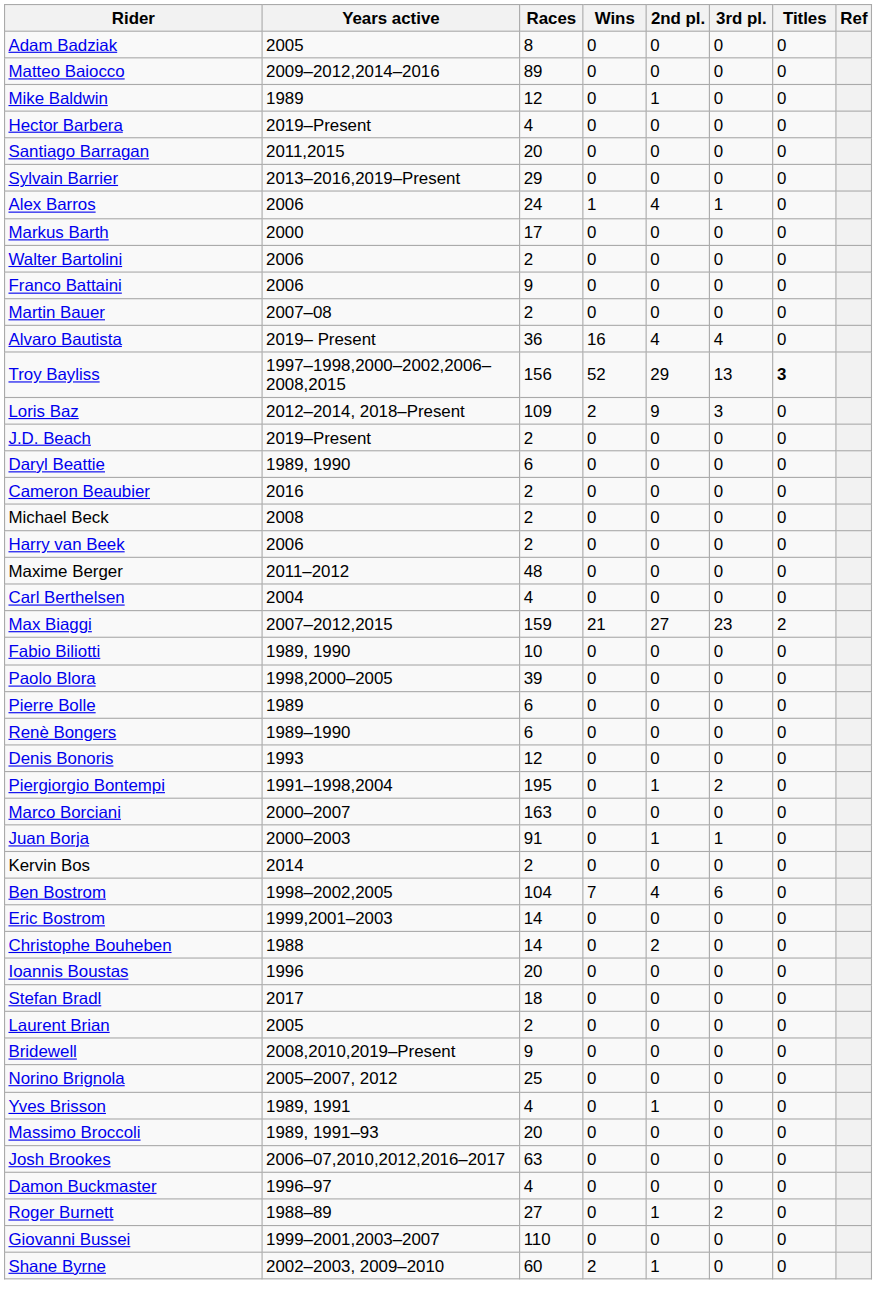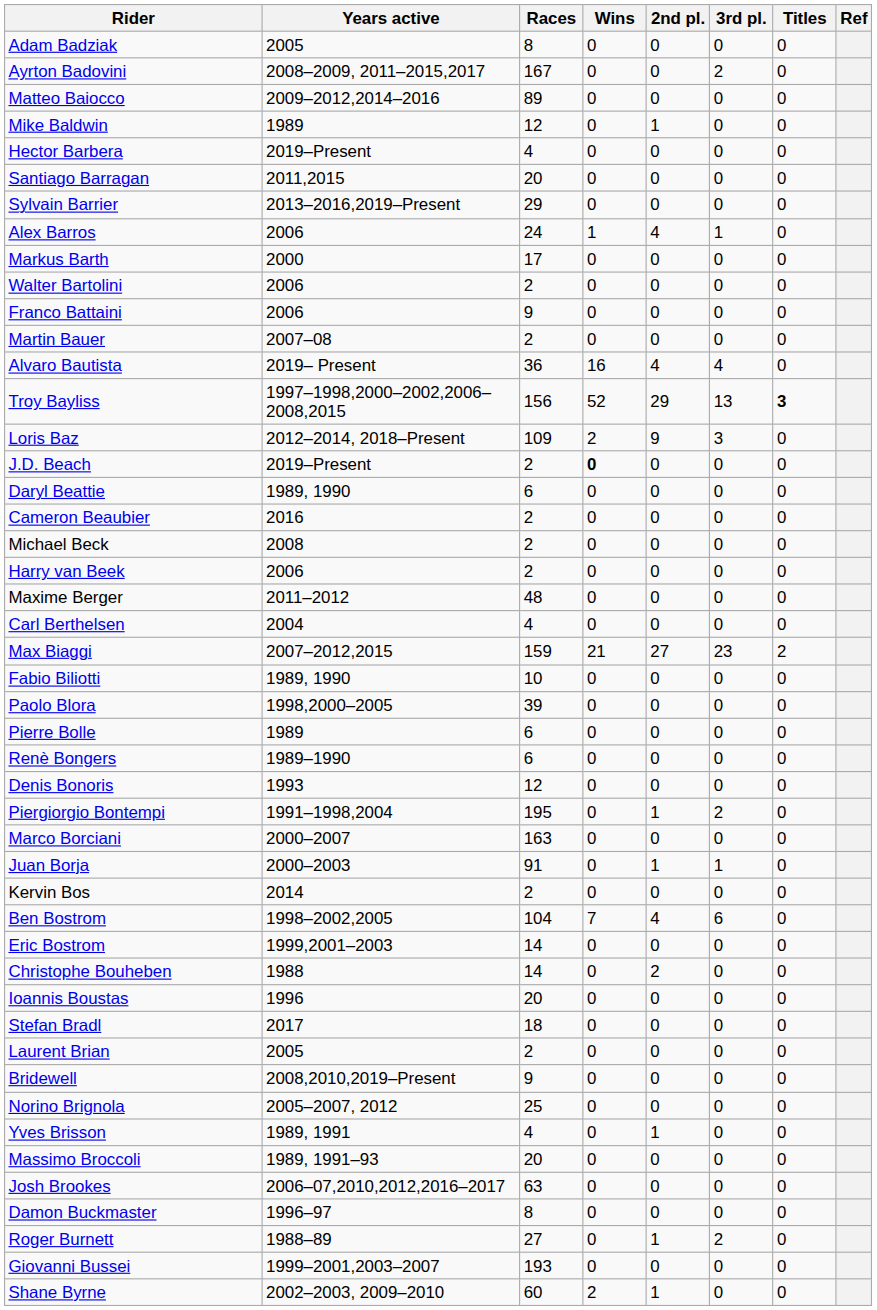+ row: (67, 72)
(592, 438) normal -> (592, 464) bold
(528, 1185) 4 -> (528, 1212) 8
(537, 1239) 110 -> (538, 1266) 193
